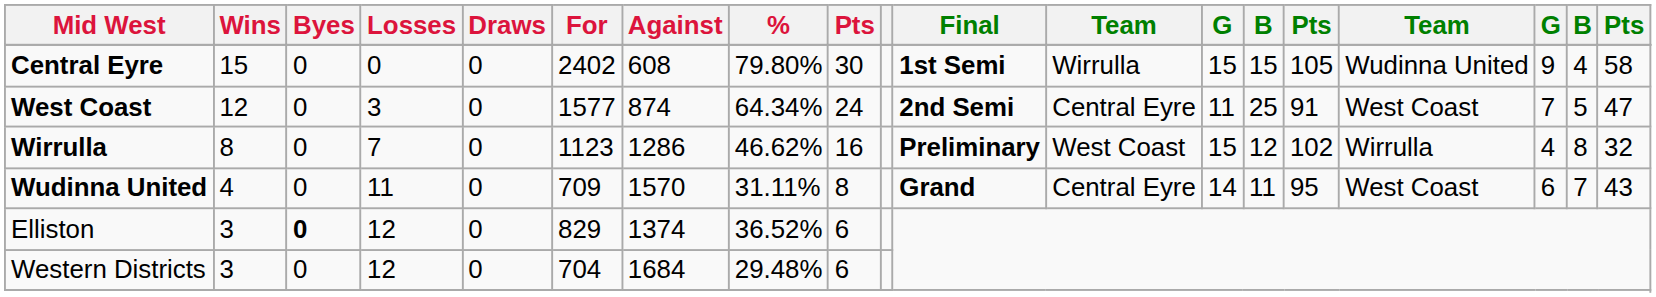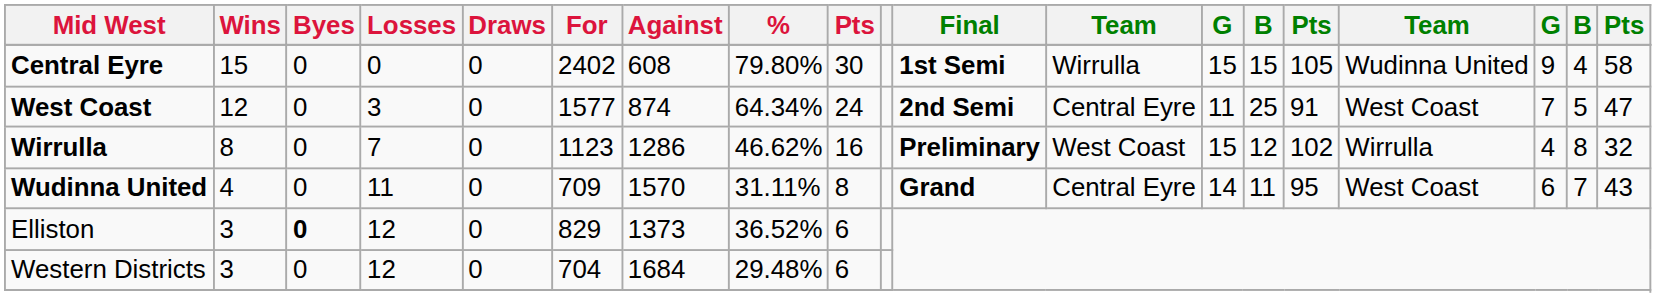(657, 229) 1374 -> (657, 229) 1373
